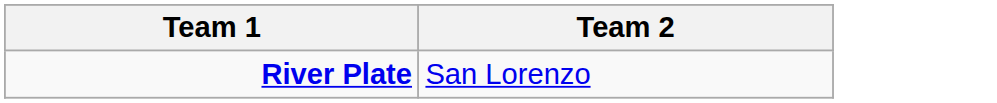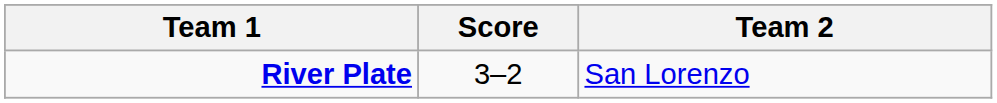+ column: (498, 27)
